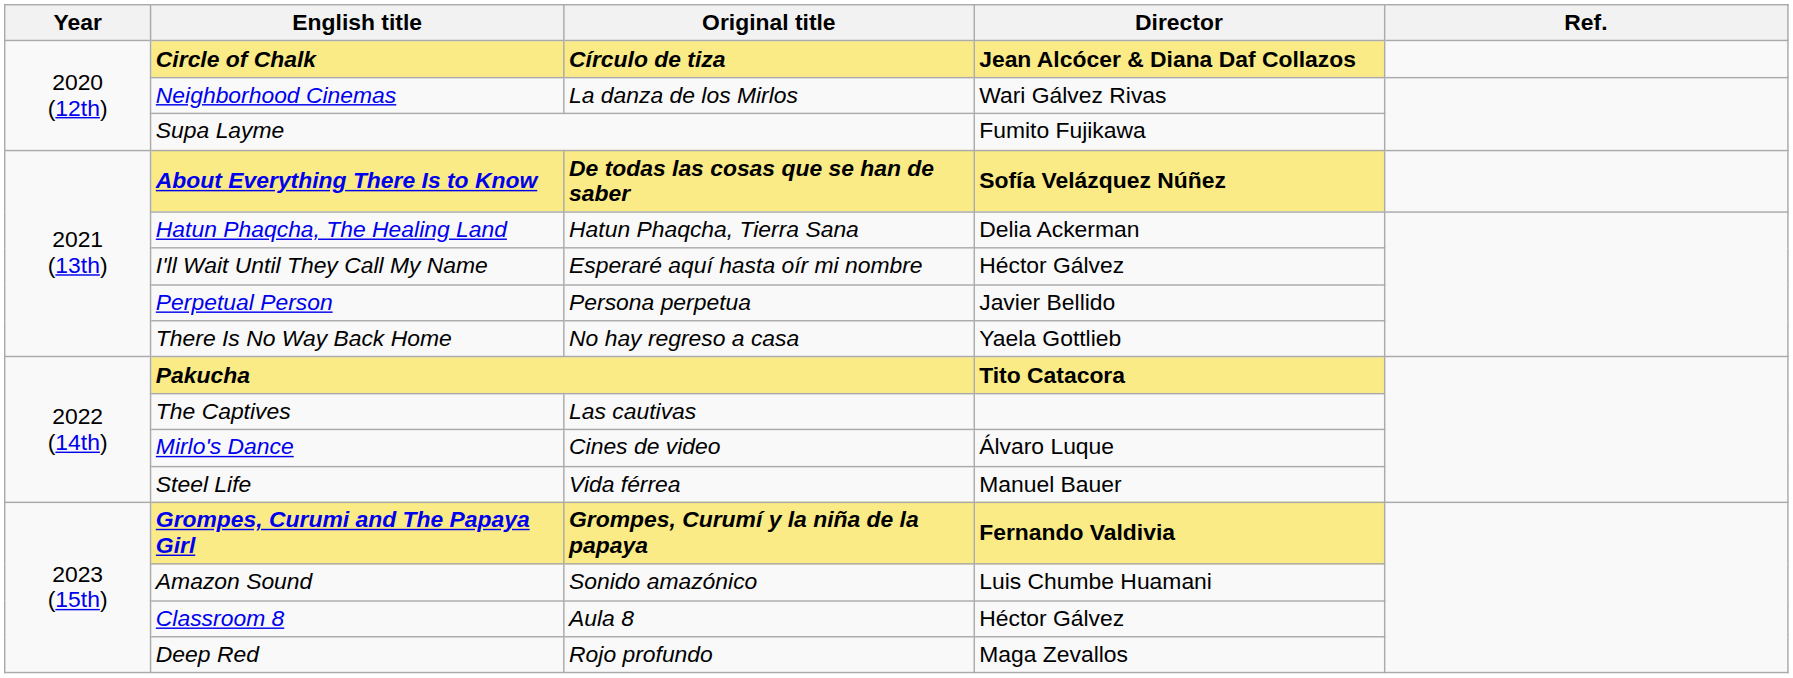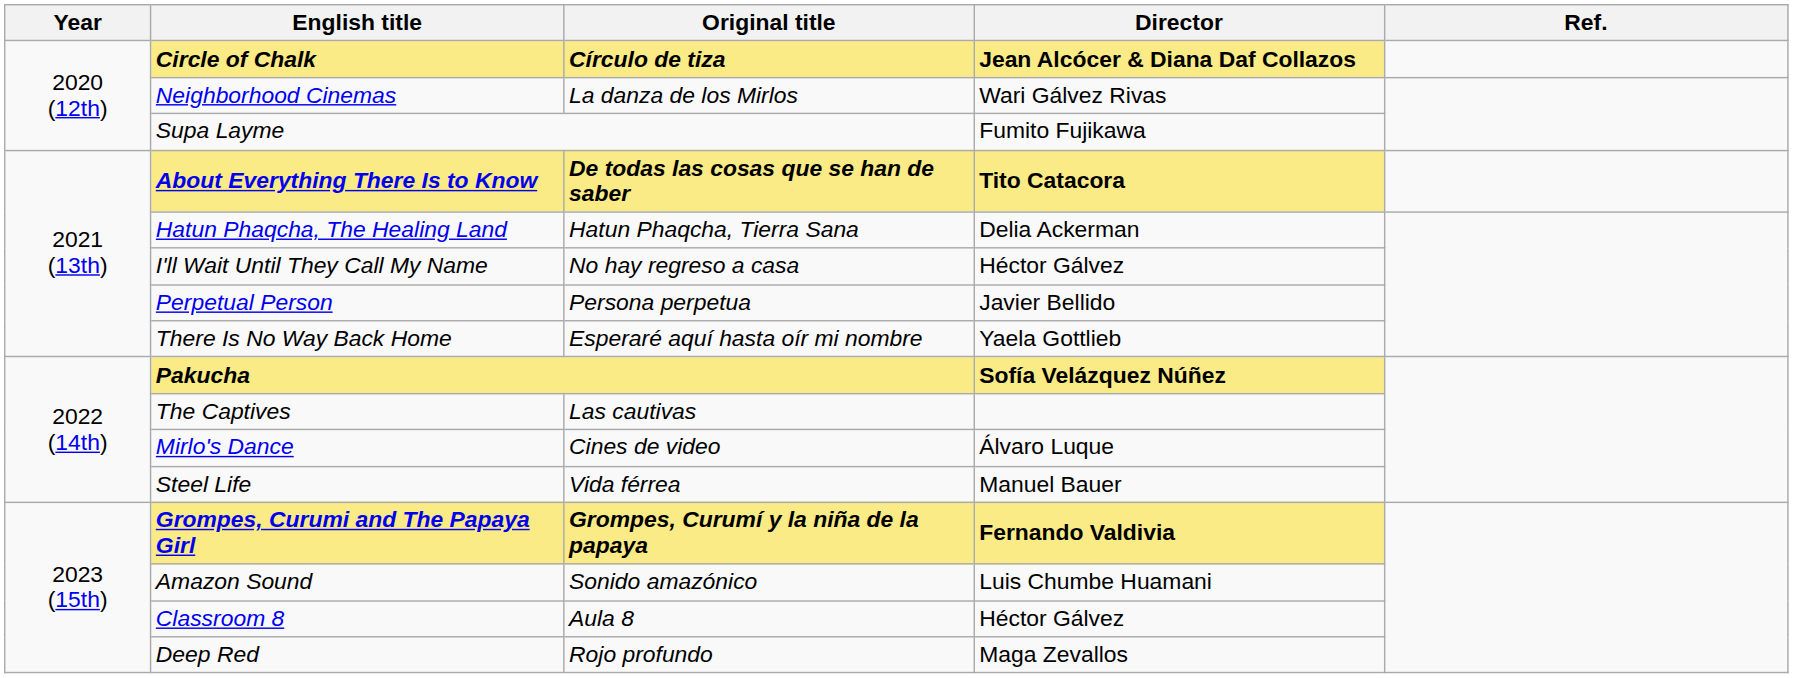(1103, 180) Sofía Velázquez Núñez -> (1052, 180) Tito Catacora
(746, 266) Esperaré aquí hasta oír mi nombre -> (684, 266) No hay regreso a casa
(684, 338) No hay regreso a casa -> (746, 338) Esperaré aquí hasta oír mi nombre
(1052, 374) Tito Catacora -> (1103, 374) Sofía Velázquez Núñez
